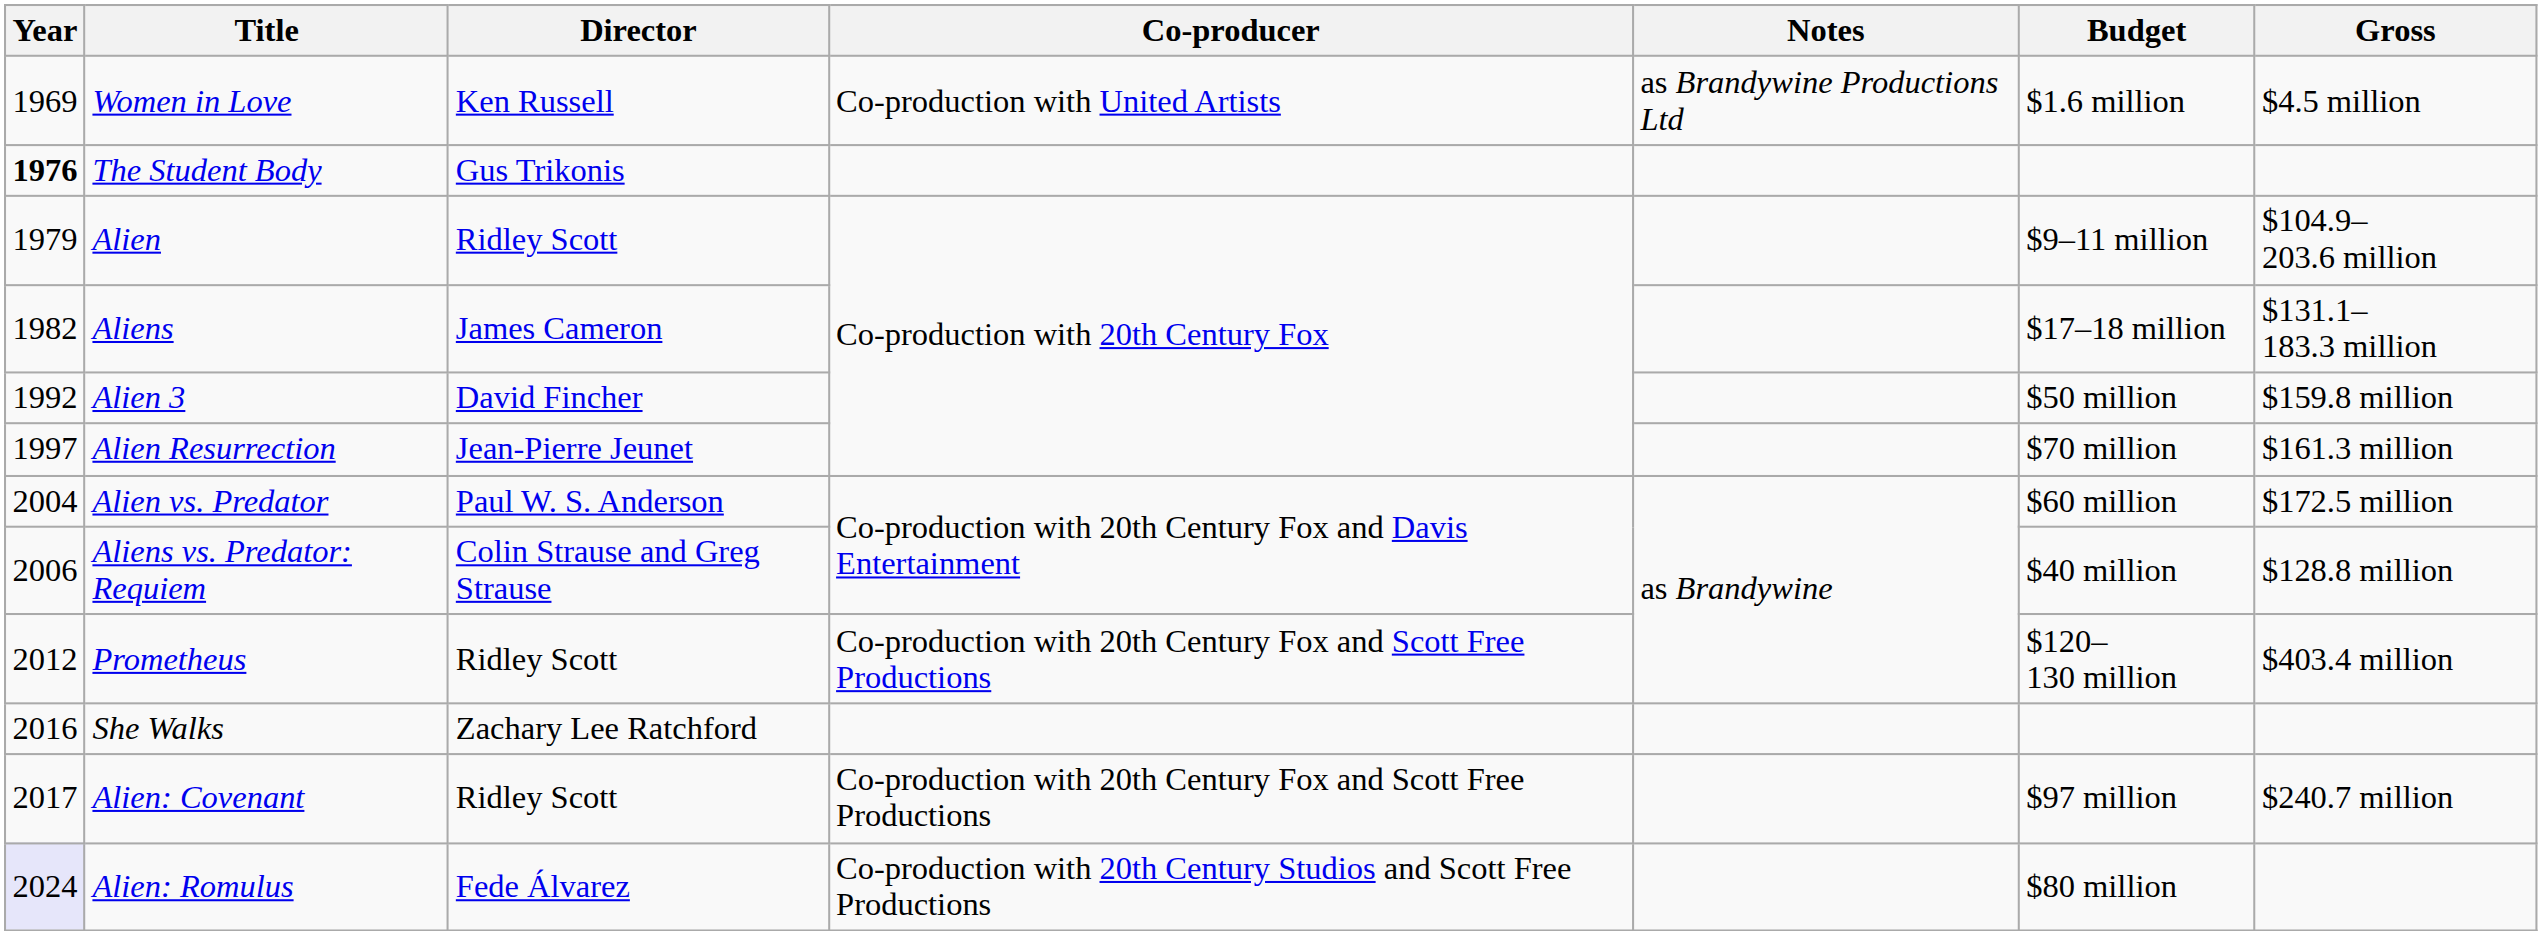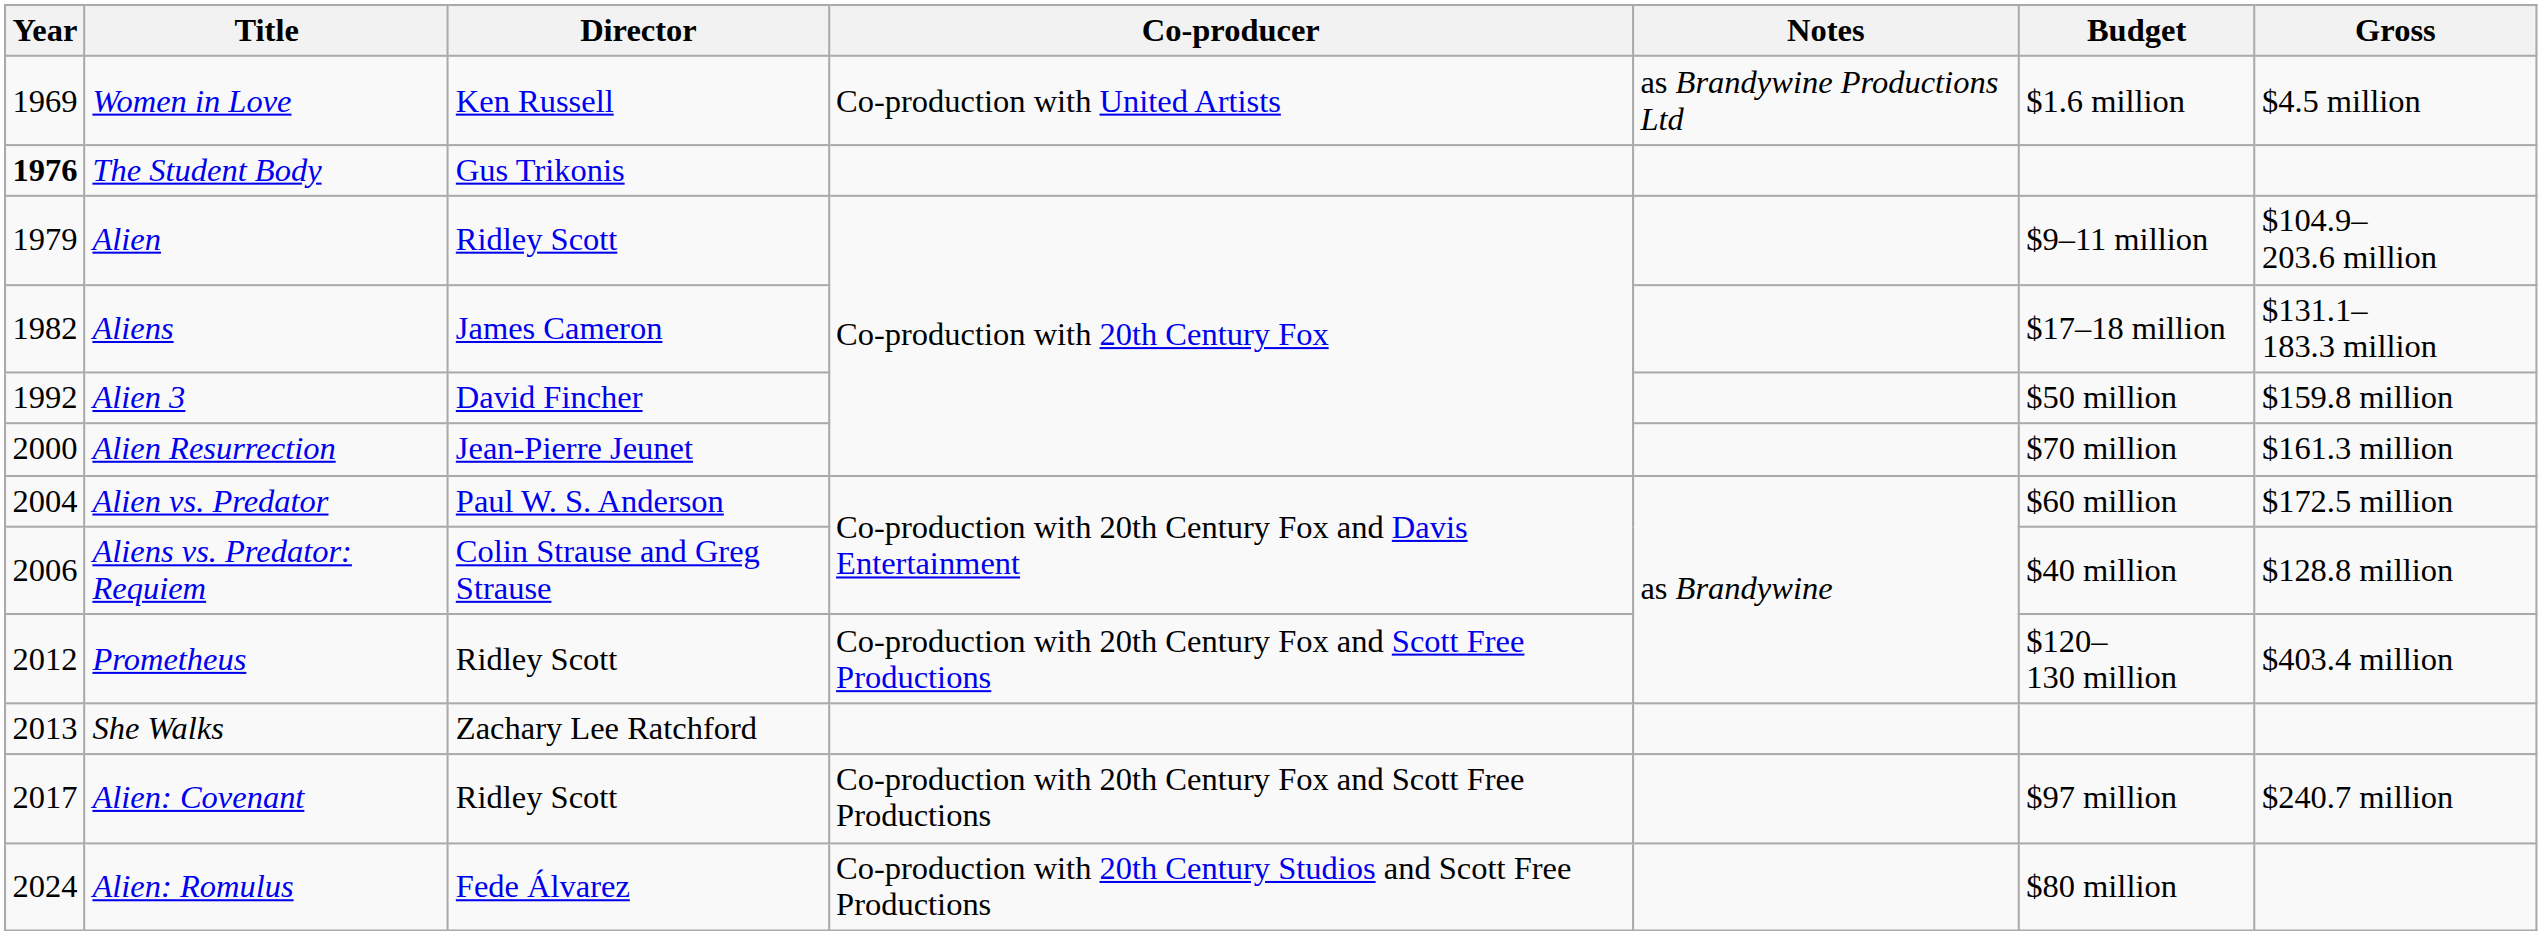(45, 448) 1997 -> (45, 448) 2000
(45, 728) 2016 -> (45, 728) 2013
(45, 885) lavender background -> (45, 885) no background
